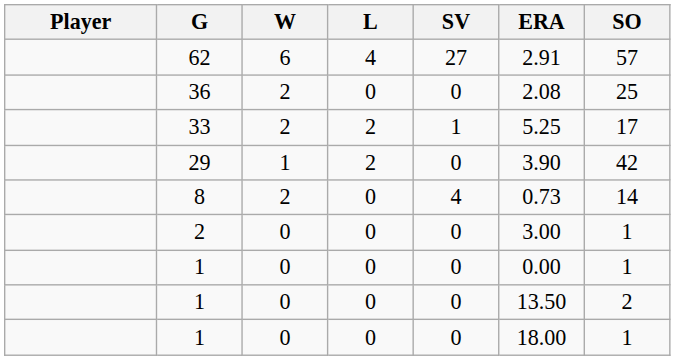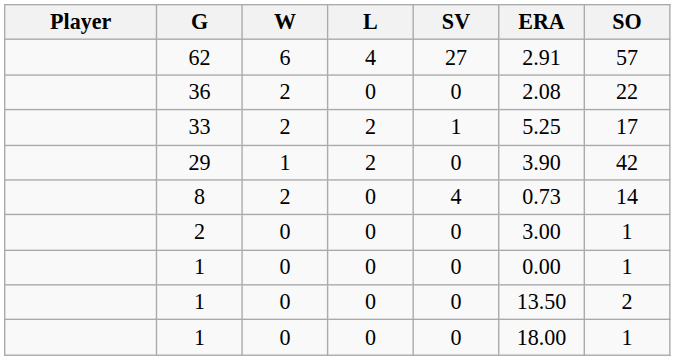(627, 92) 25 -> (627, 92) 22
